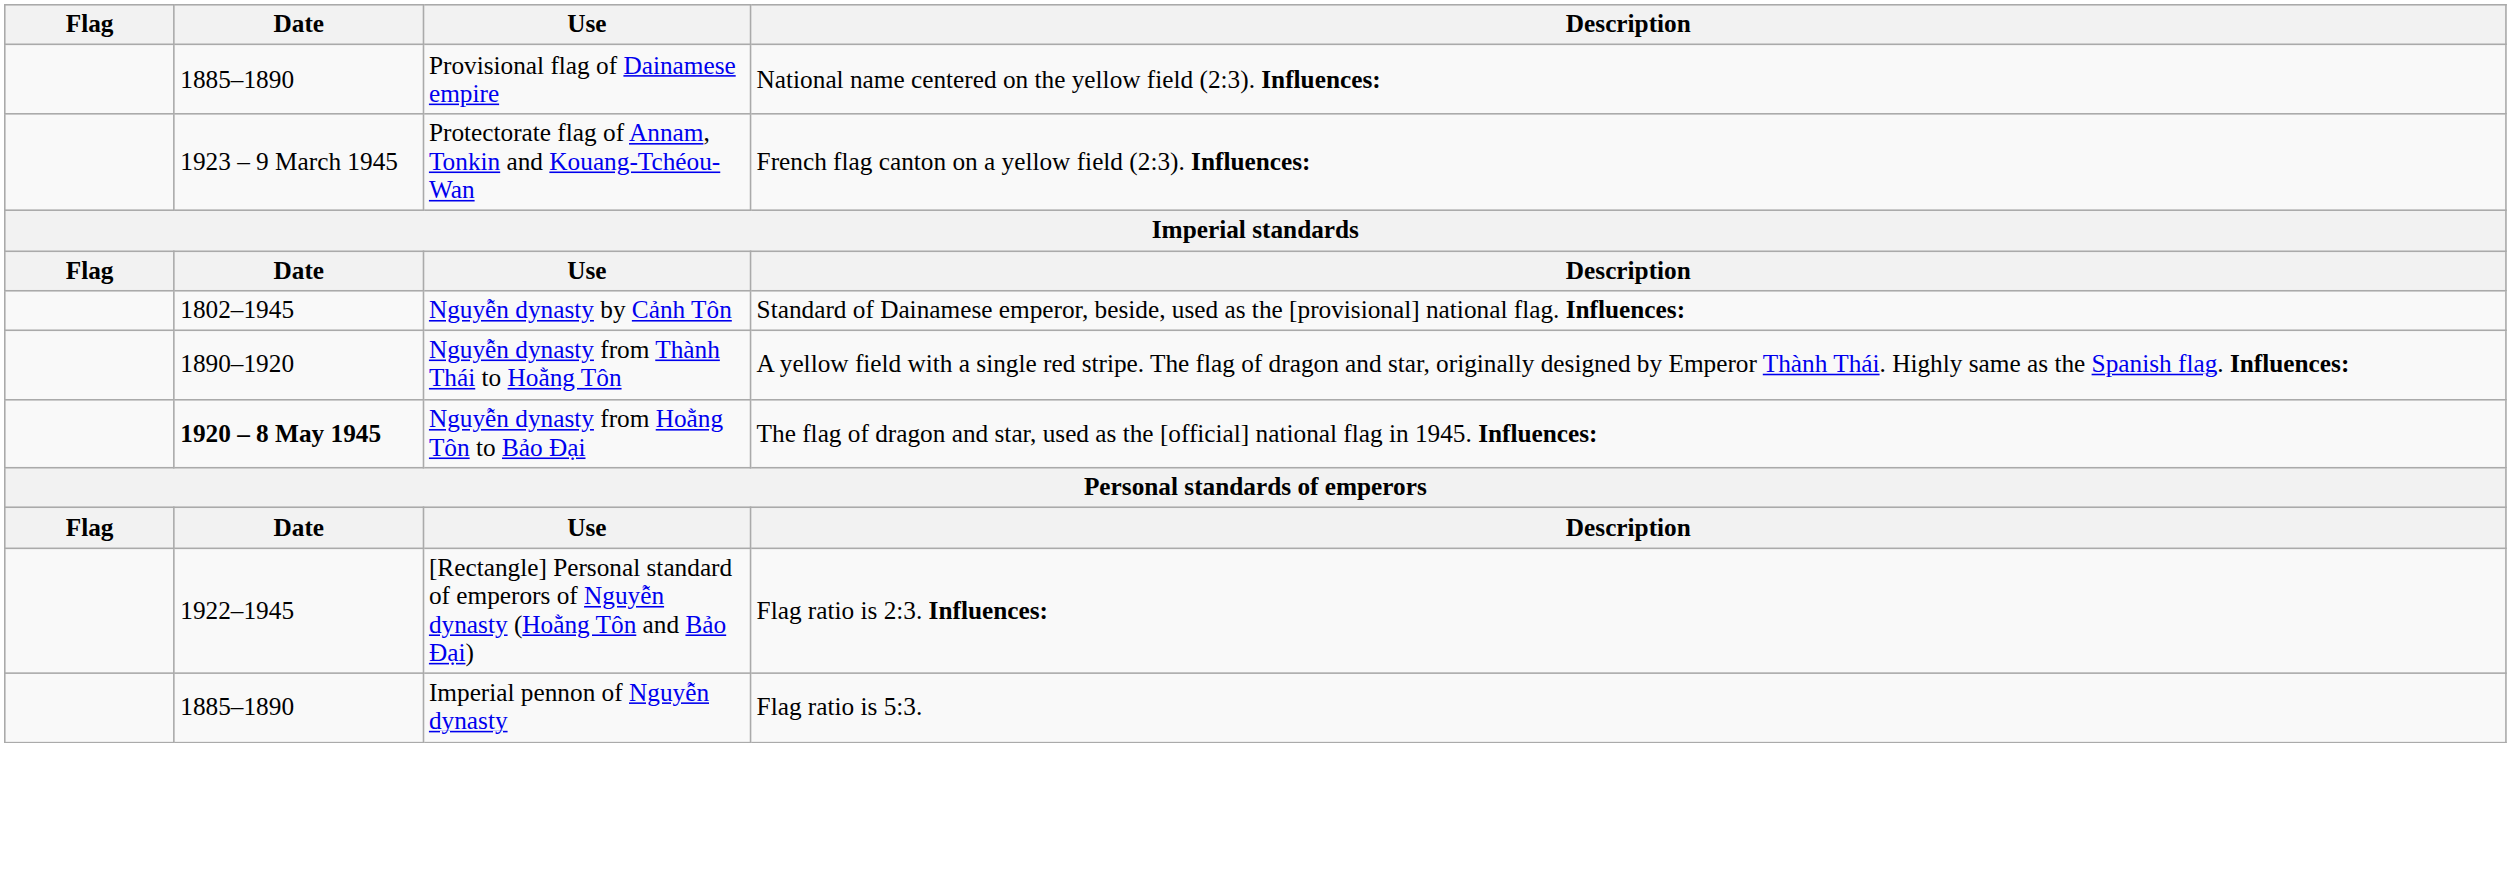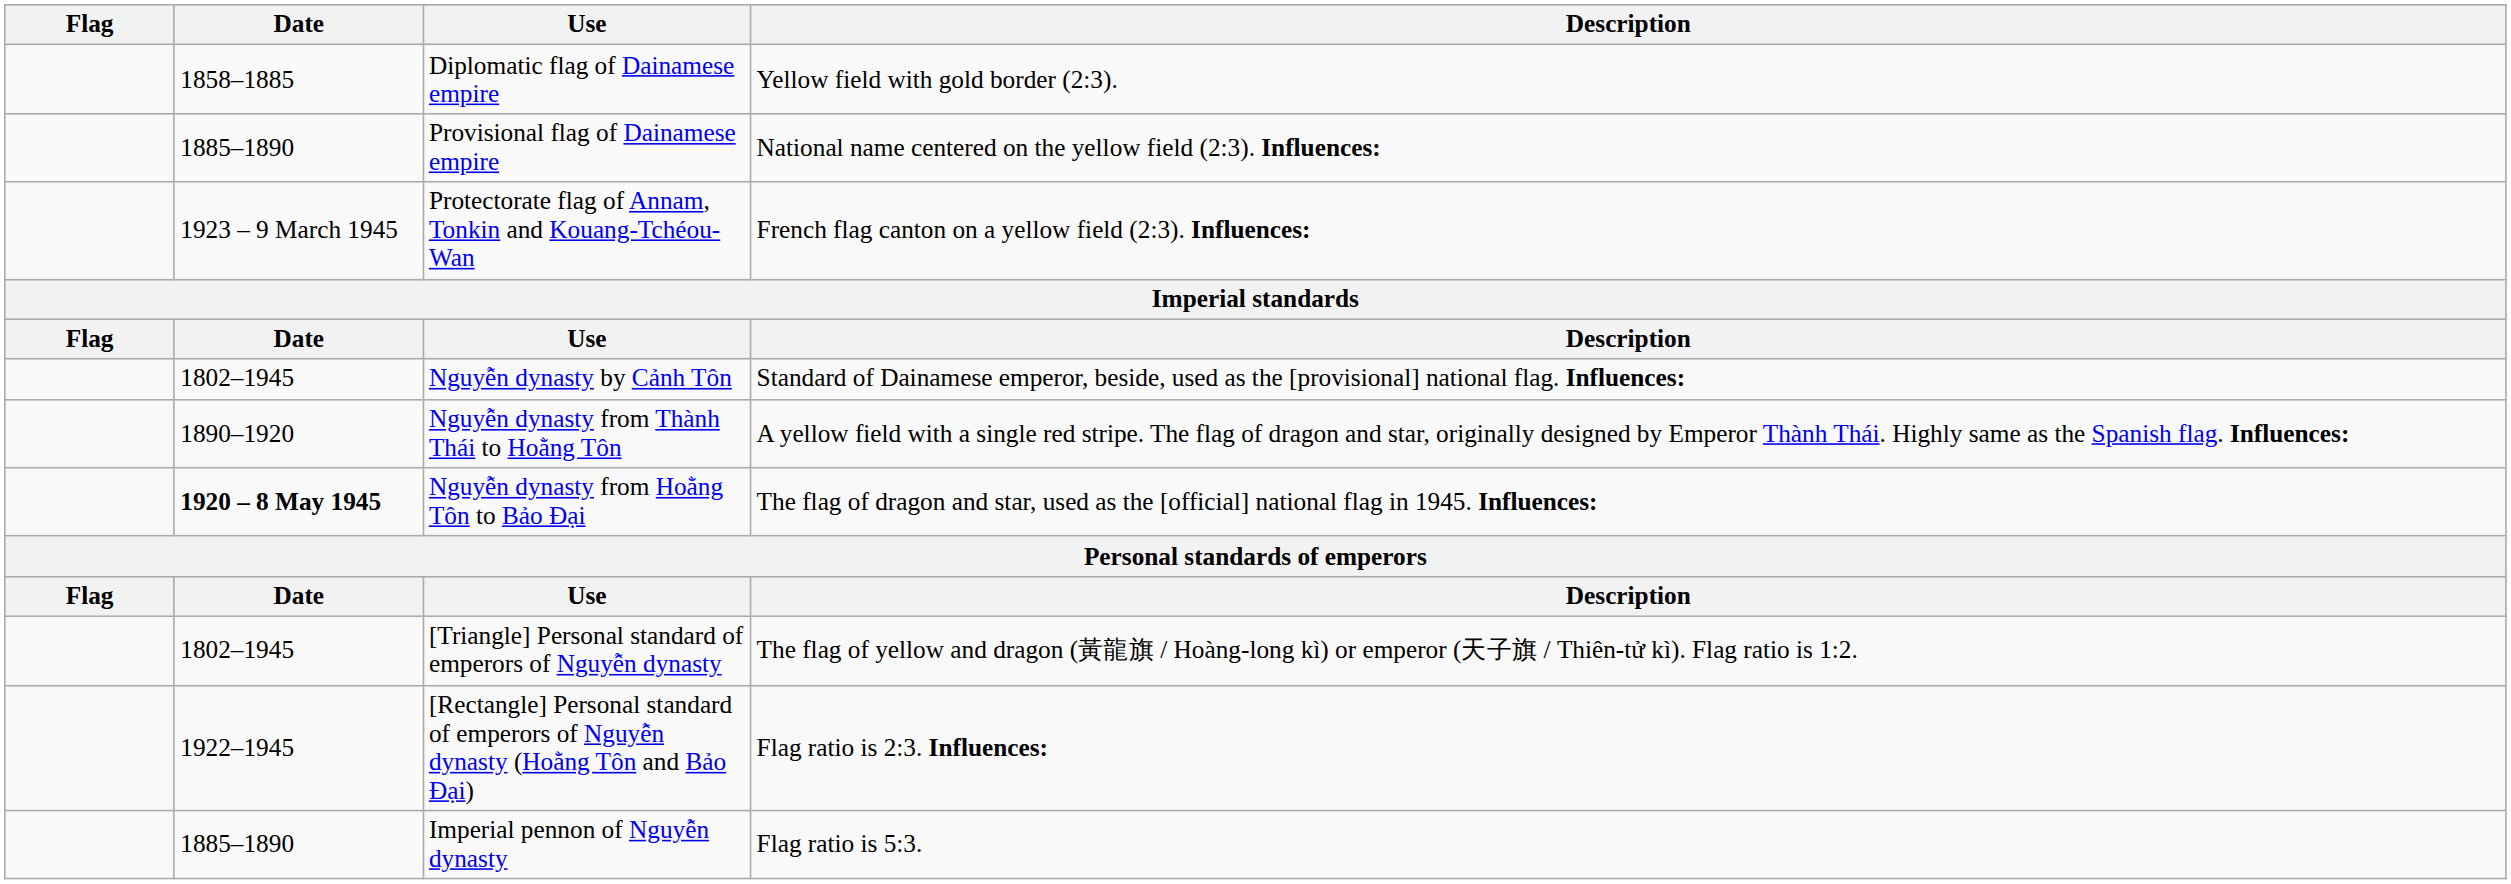+ row: (582, 78)
+ row: (586, 650)
